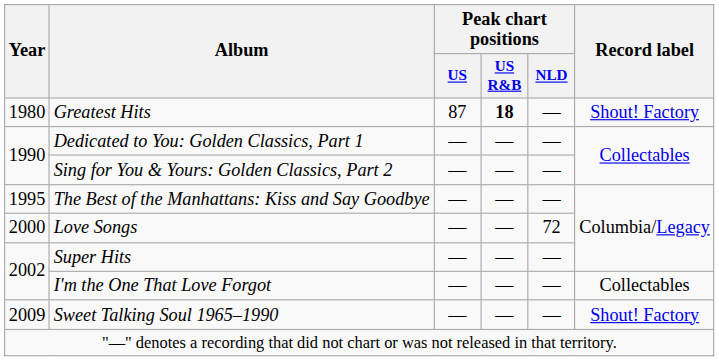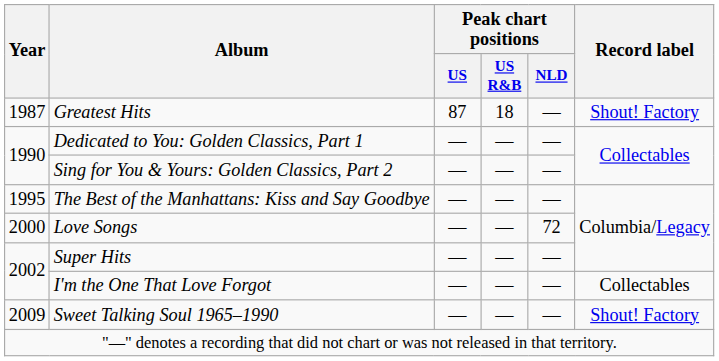(27, 112) 1980 -> (27, 112) 1987
(504, 112) bold -> (504, 112) normal
